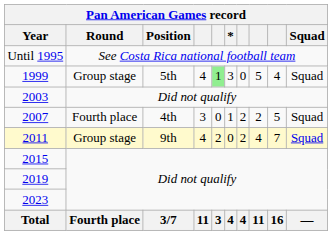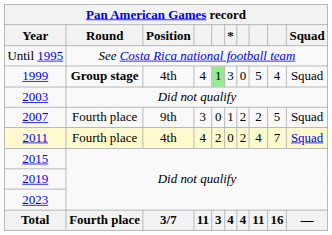(105, 76) normal -> (105, 76) bold
(168, 76) 5th -> (168, 76) 4th
(168, 117) 4th -> (168, 117) 9th
(105, 138) Group stage -> (105, 138) Fourth place
(168, 138) 9th -> (168, 138) 4th
